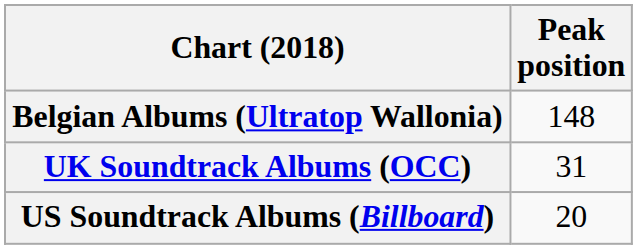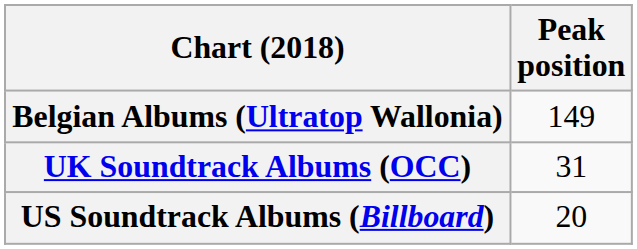(571, 116) 148 -> (571, 116) 149
